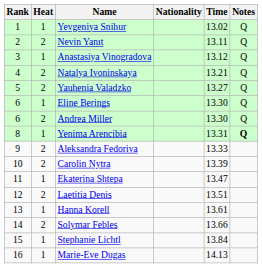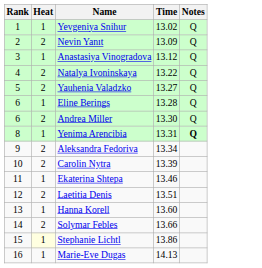- column: (179, 12)
(217, 42) 13.11 -> (167, 42) 13.09
(217, 73) 13.21 -> (167, 73) 13.22
(217, 103) 13.30 -> (167, 103) 13.28
(217, 149) 13.33 -> (167, 149) 13.34
(217, 179) 13.47 -> (167, 179) 13.46
(217, 210) 13.61 -> (167, 210) 13.60
(43, 240) no background -> (43, 240) lightyellow background
(217, 240) 13.84 -> (167, 240) 13.86
